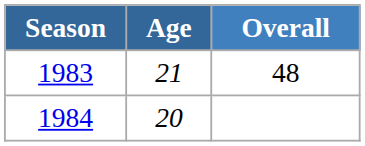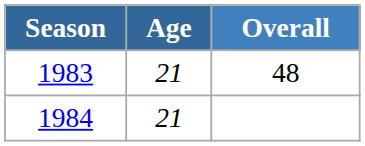(169, 118) 20 -> (169, 118) 21
